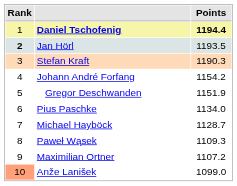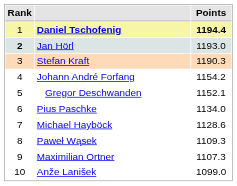(211, 45) 1193.5 -> (211, 45) 1193.0
(211, 93) 1151.9 -> (211, 93) 1152.1
(211, 125) 1128.7 -> (211, 125) 1128.6
(211, 156) 1107.2 -> (211, 156) 1107.3
(20, 172) lightsalmon background -> (20, 172) no background
